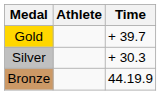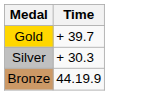- column: (79, 15)
